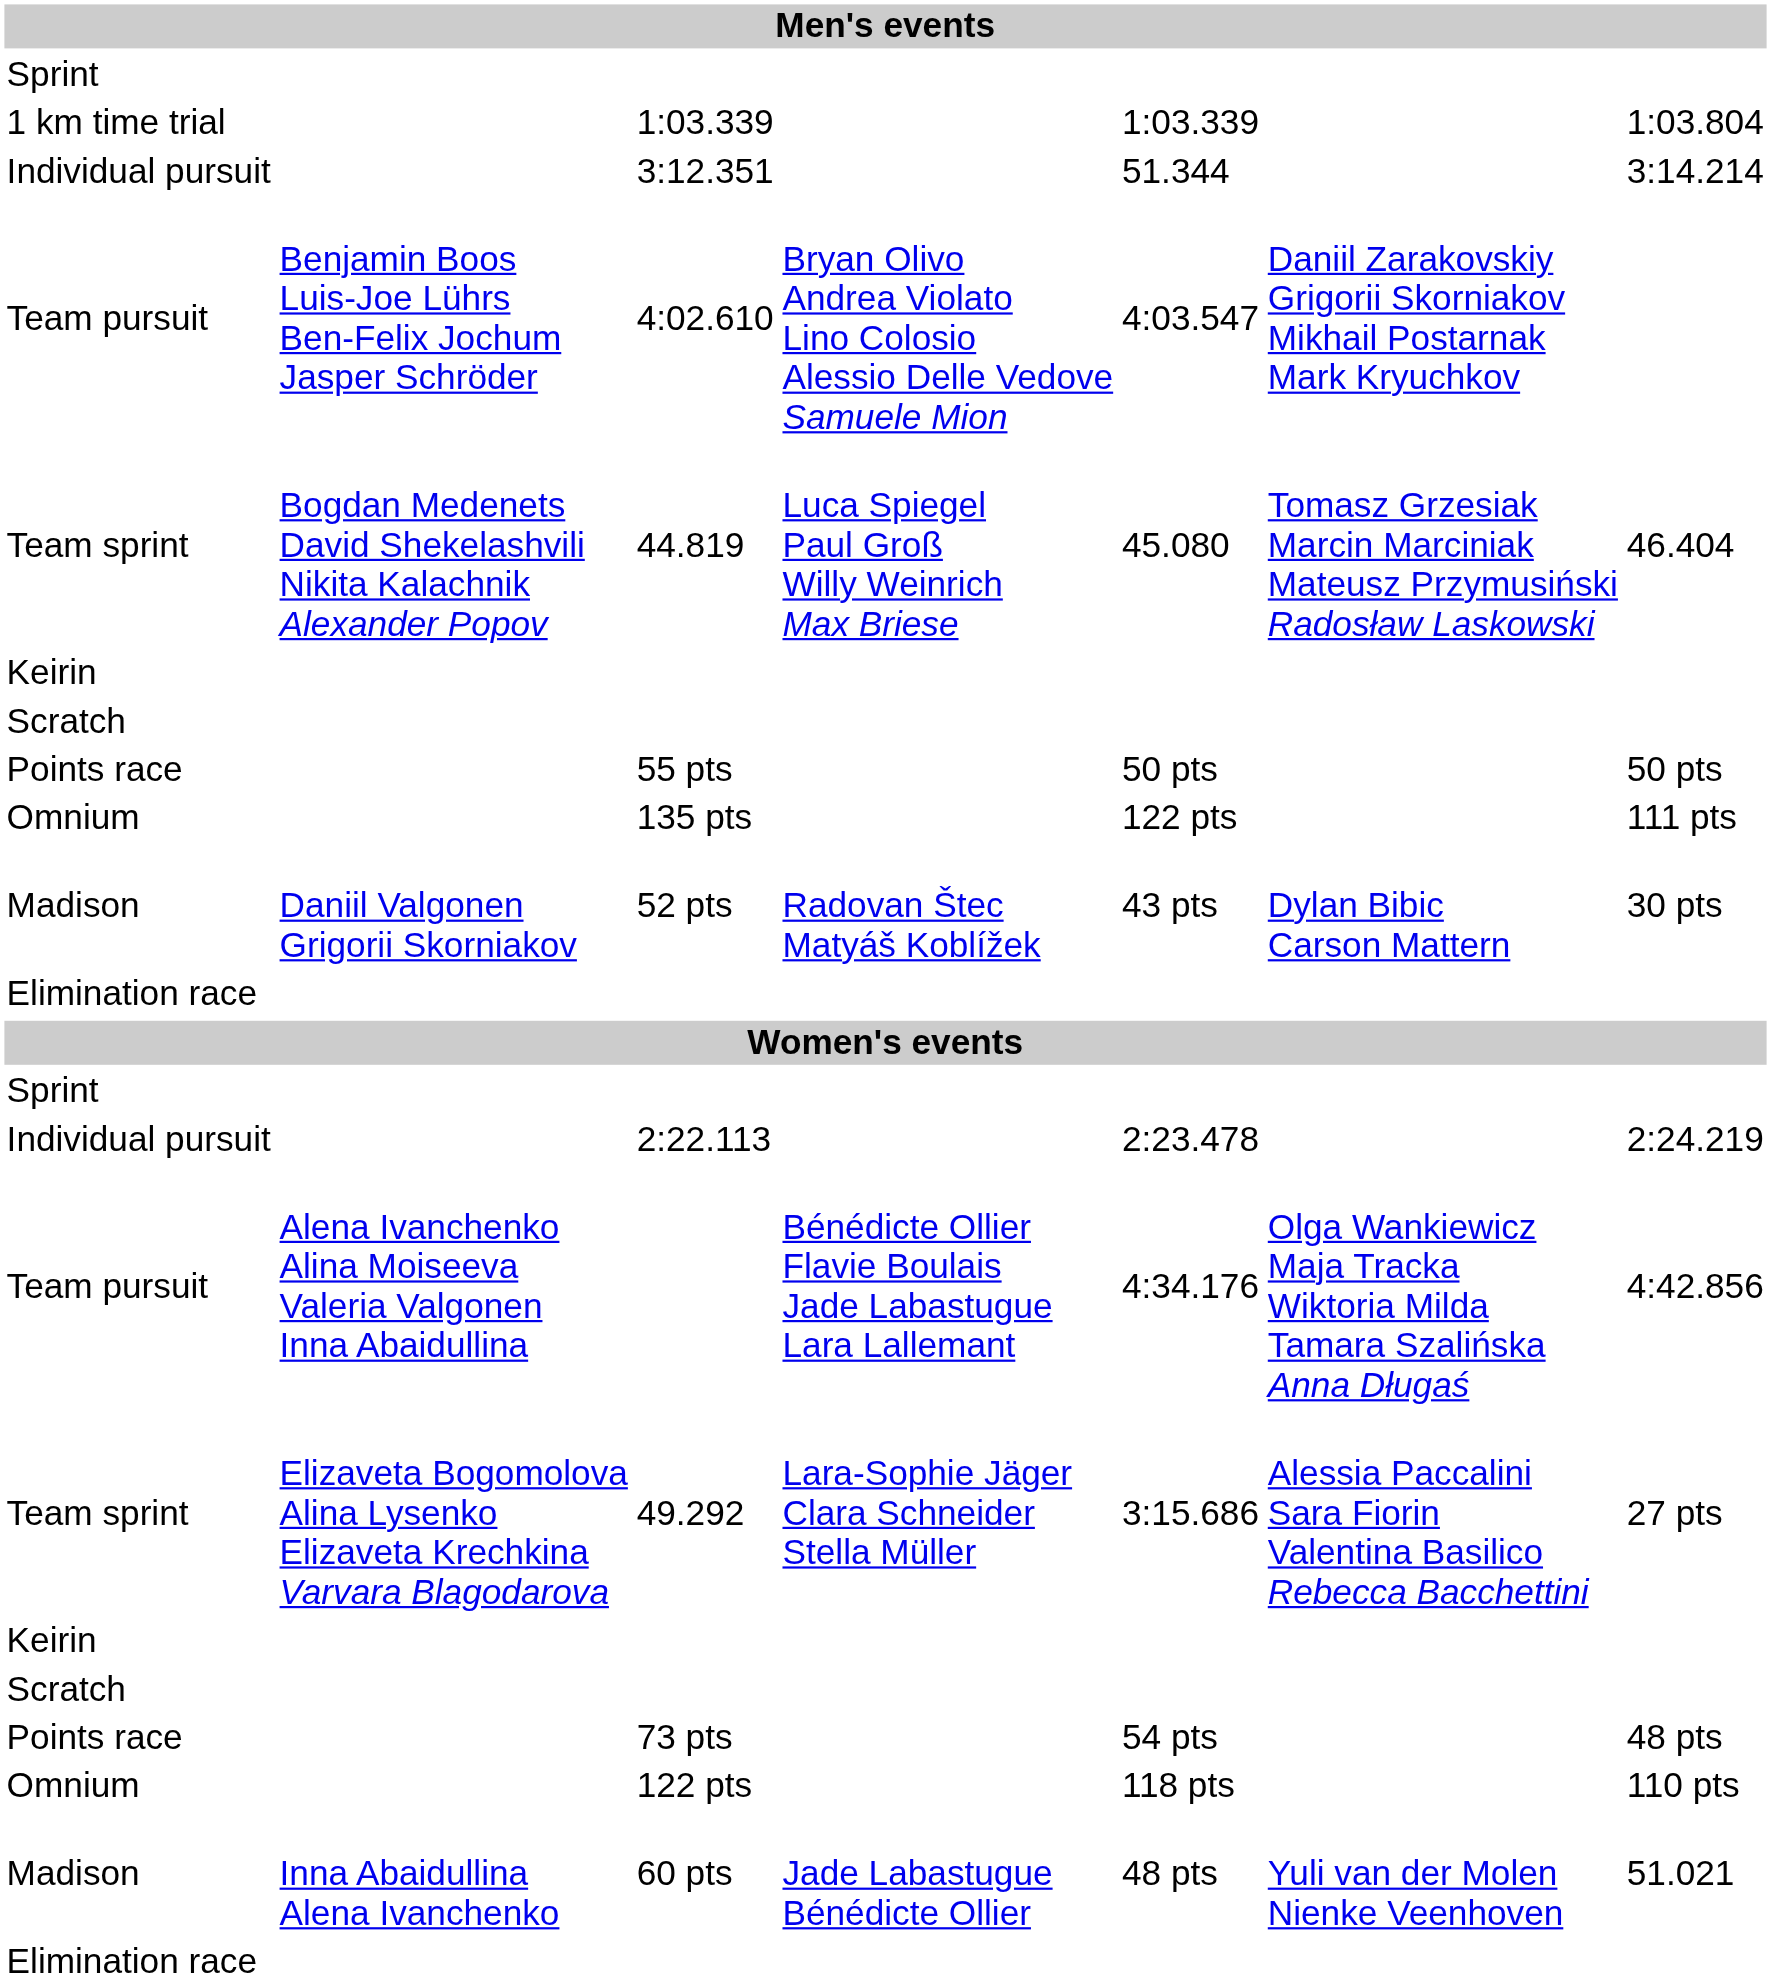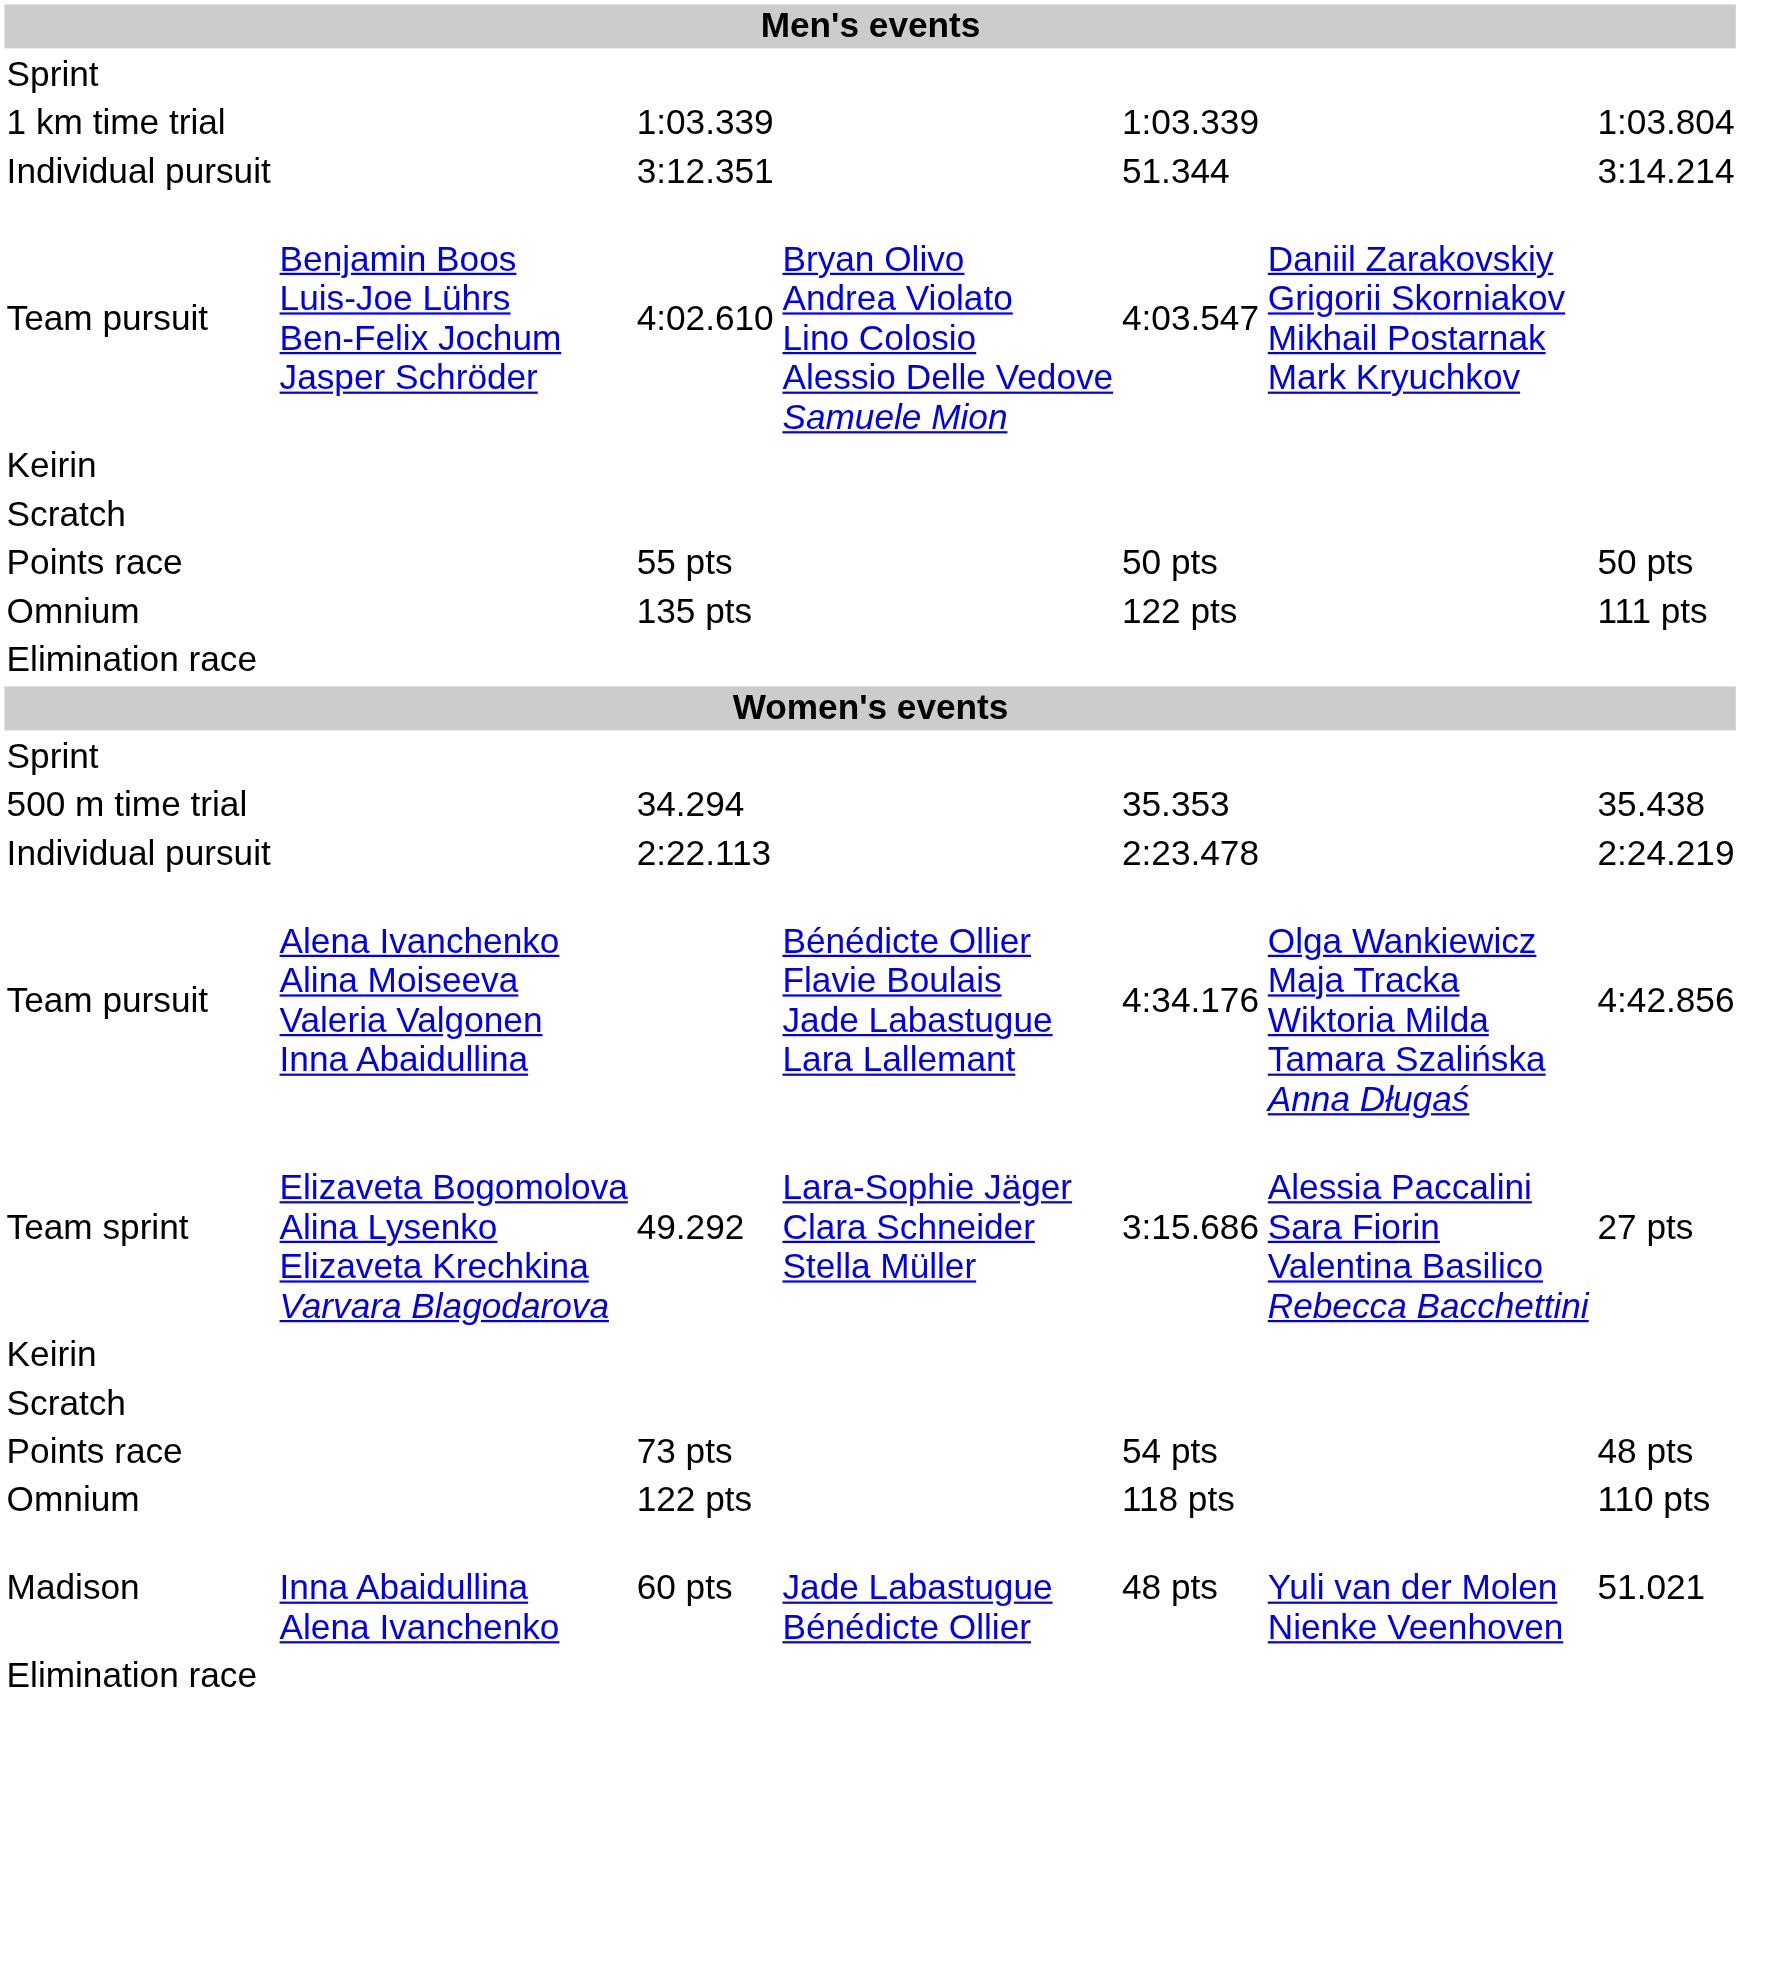- row: (98, 544)
- row: (73, 905)
+ row: (127, 804)
